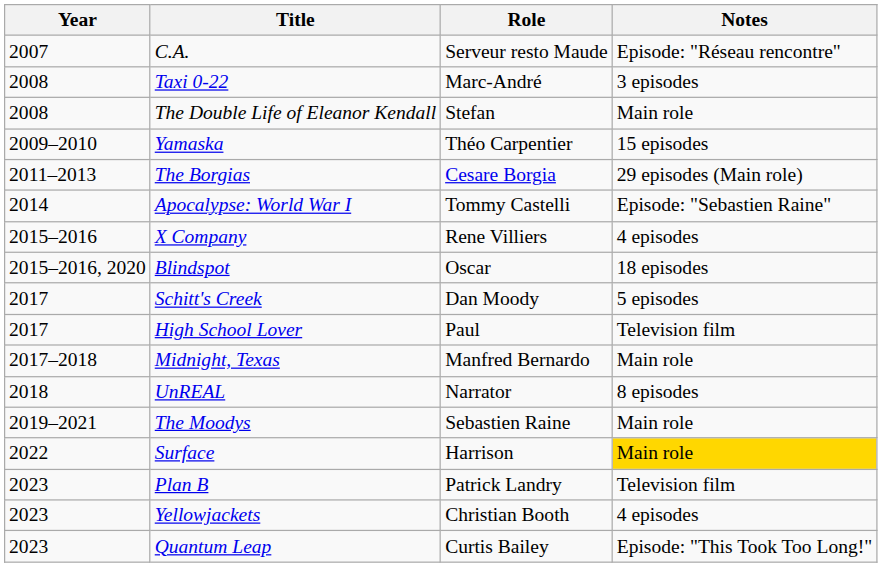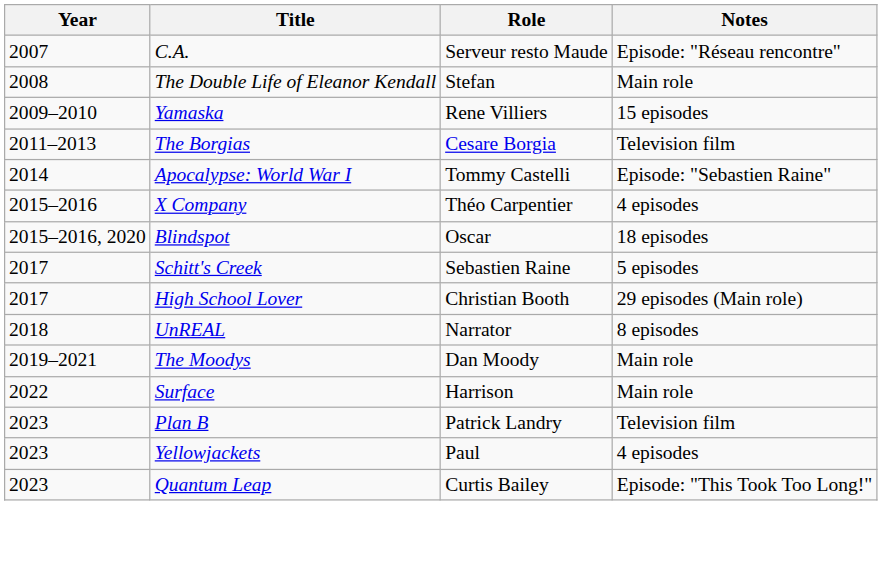- row: (192, 81)
(509, 143) Théo Carpentier -> (496, 112) Rene Villiers
(710, 174) 29 episodes (Main role) -> (676, 143) Television film
(496, 236) Rene Villiers -> (509, 205) Théo Carpentier
(492, 298) Dan Moody -> (508, 267) Sebastien Raine
(463, 329) Paul -> (507, 298) Christian Booth
(676, 329) Television film -> (710, 298) 29 episodes (Main role)
- row: (217, 360)
(508, 422) Sebastien Raine -> (492, 360) Dan Moody
(655, 453) gold background -> (655, 391) no background
(507, 515) Christian Booth -> (463, 453) Paul
